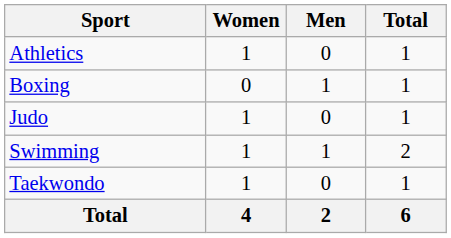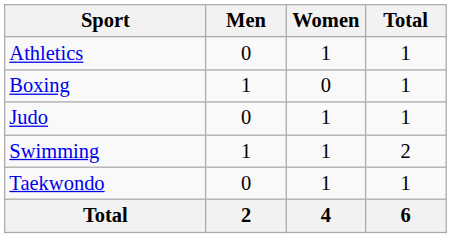columns swapped: (326, 20) <-> (246, 20)
